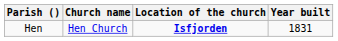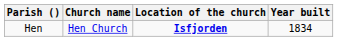(300, 29) 1831 -> (300, 29) 1834
